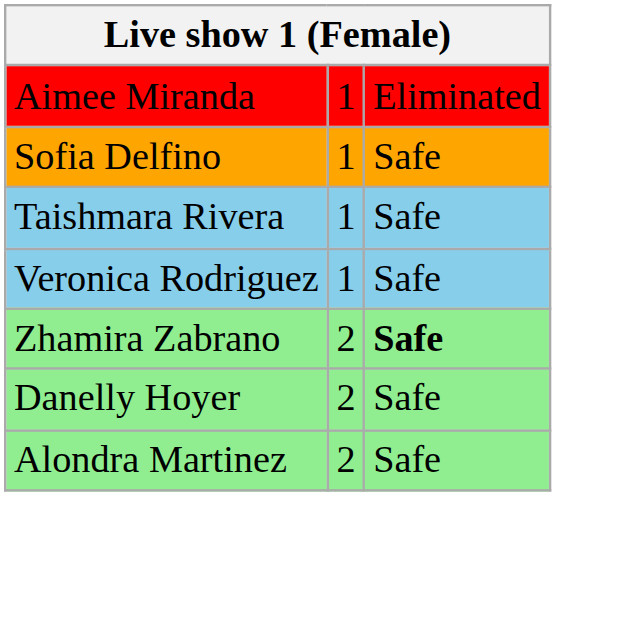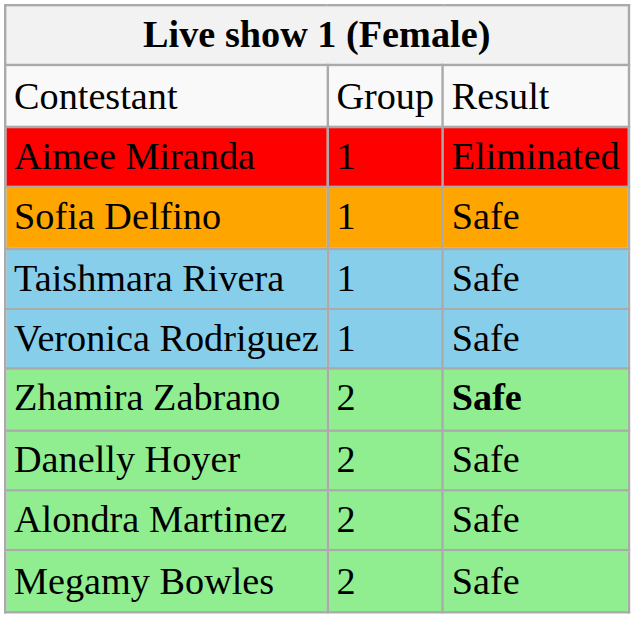+ row: (96, 95)
+ row: (144, 580)
